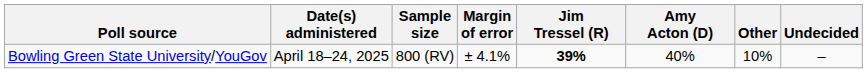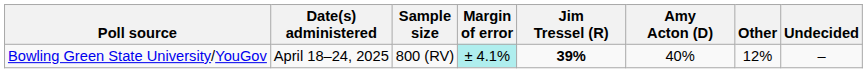(487, 56) no background -> (487, 56) paleturquoise background
(758, 56) 10% -> (758, 56) 12%
